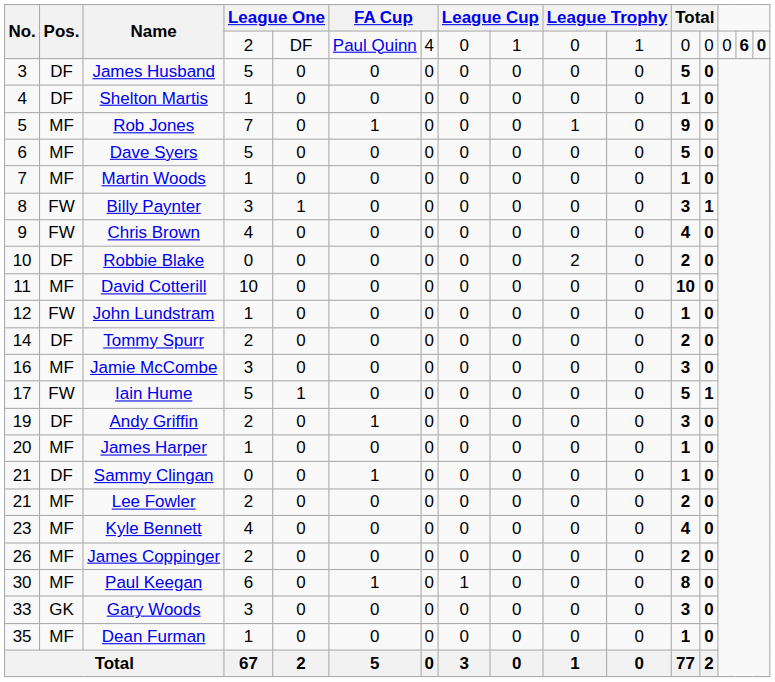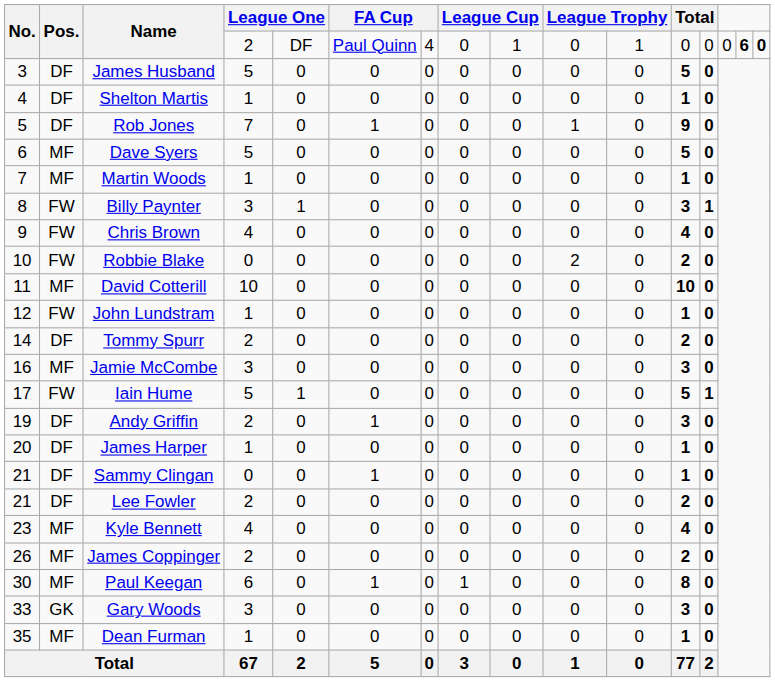(61, 125) MF -> (61, 125) DF
(61, 260) DF -> (61, 260) FW
(61, 448) MF -> (61, 448) DF
(61, 502) MF -> (61, 502) DF
